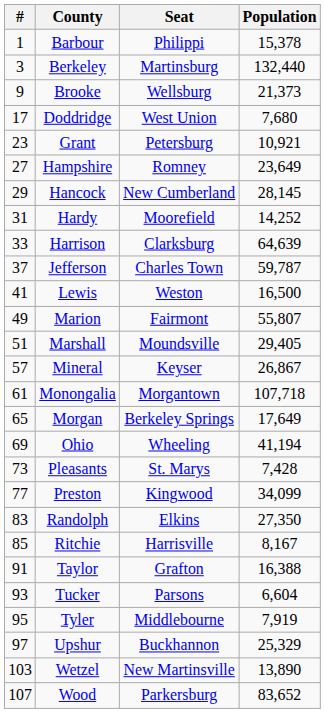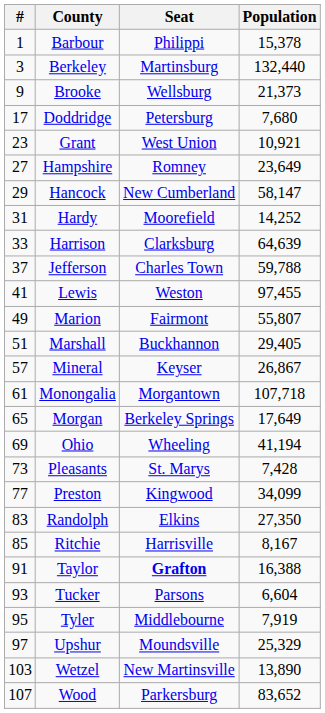(179, 117) West Union -> (179, 117) Petersburg
(179, 142) Petersburg -> (179, 142) West Union
(280, 192) 28,145 -> (280, 192) 58,147
(280, 268) 59,787 -> (280, 268) 59,788
(280, 293) 16,500 -> (280, 293) 97,455
(179, 343) Moundsville -> (179, 343) Buckhannon
(179, 569) normal -> (179, 569) bold
(179, 645) Buckhannon -> (179, 645) Moundsville
